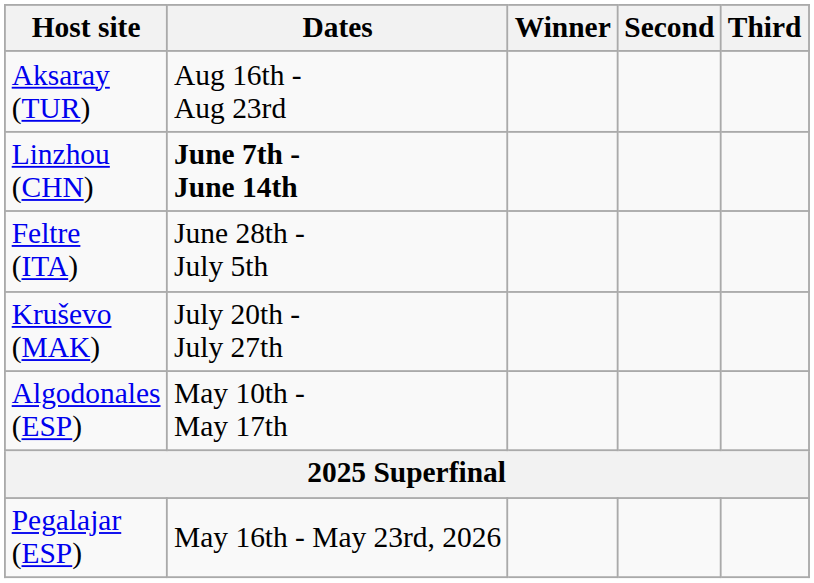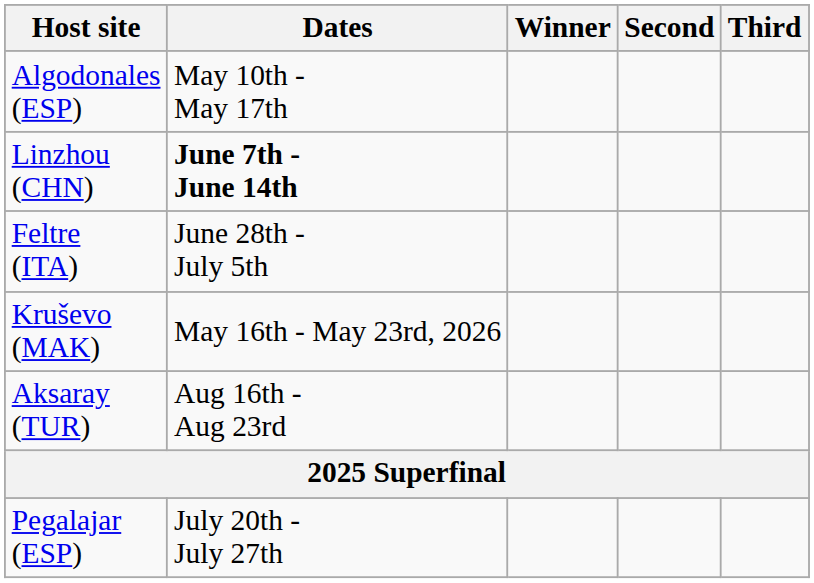rows swapped: (86, 410) <-> (61, 91)
(237, 330) July 20th - July 27th -> (338, 330) May 16th - May 23rd, 2026
(338, 536) May 16th - May 23rd, 2026 -> (237, 536) July 20th - July 27th
